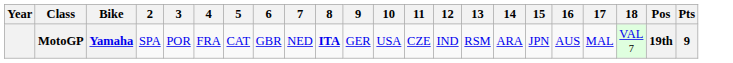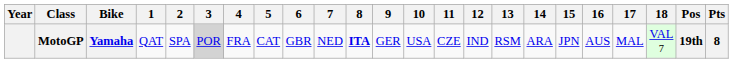+ column: (151, 14)
(179, 41) no background -> (209, 41) lightgrey background
(687, 41) 9 -> (717, 41) 8
